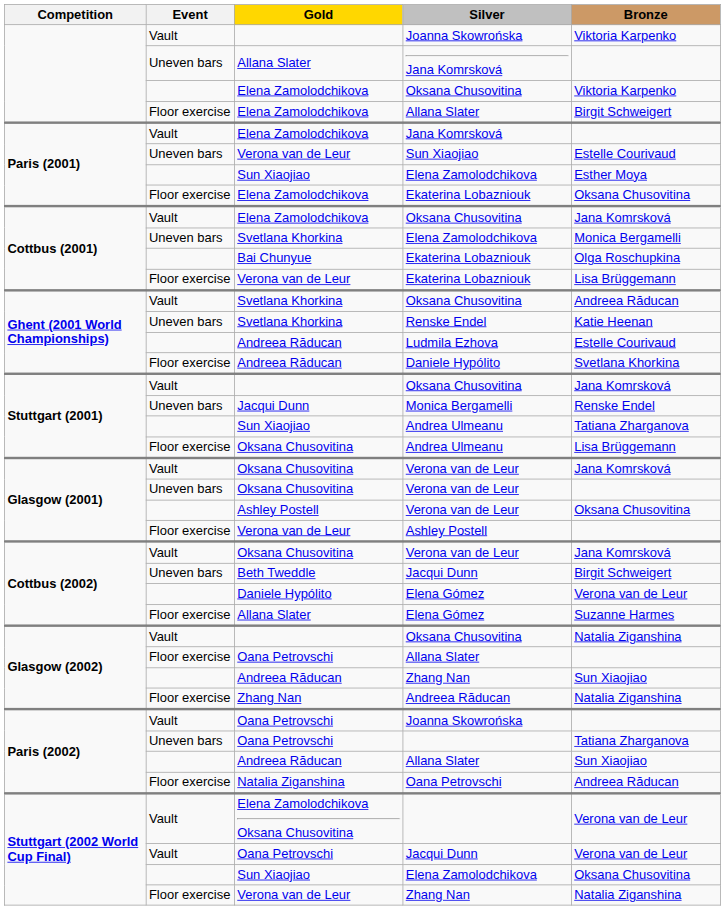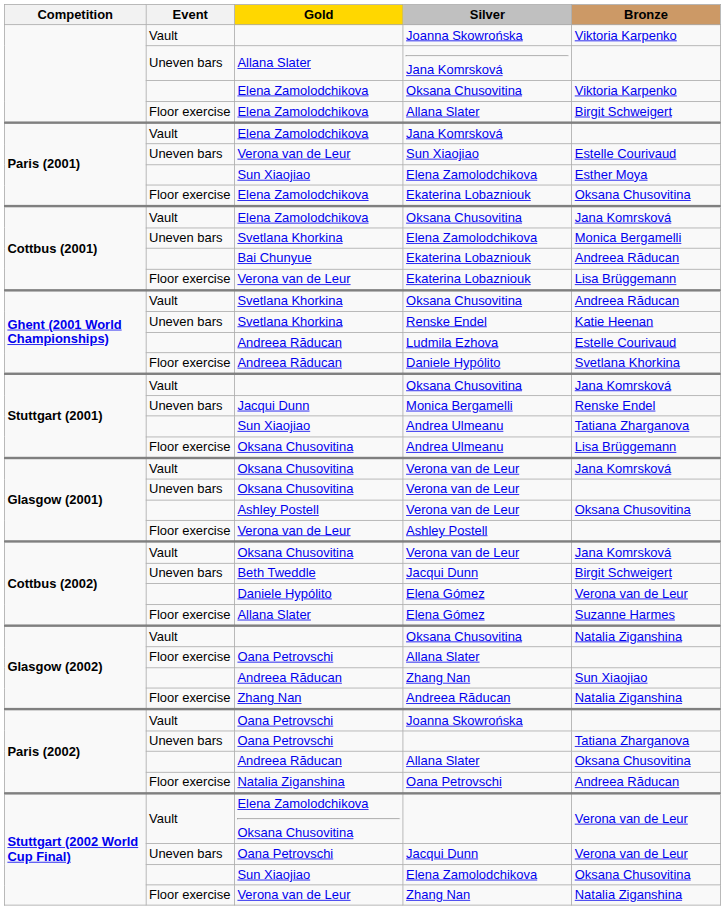(627, 258) Olga Roschupkina -> (627, 258) Andreea Răducan
(611, 761) Sun Xiaojiao -> (633, 761) Oksana Chusovitina
(163, 854) Vault -> (186, 854) Uneven bars
